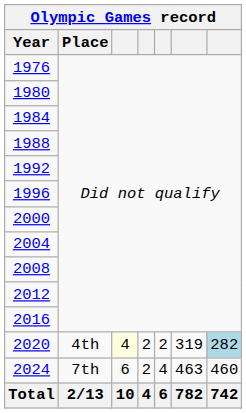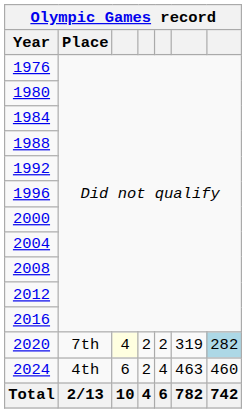(85, 345) 4th -> (85, 345) 7th
(85, 370) 7th -> (85, 370) 4th
